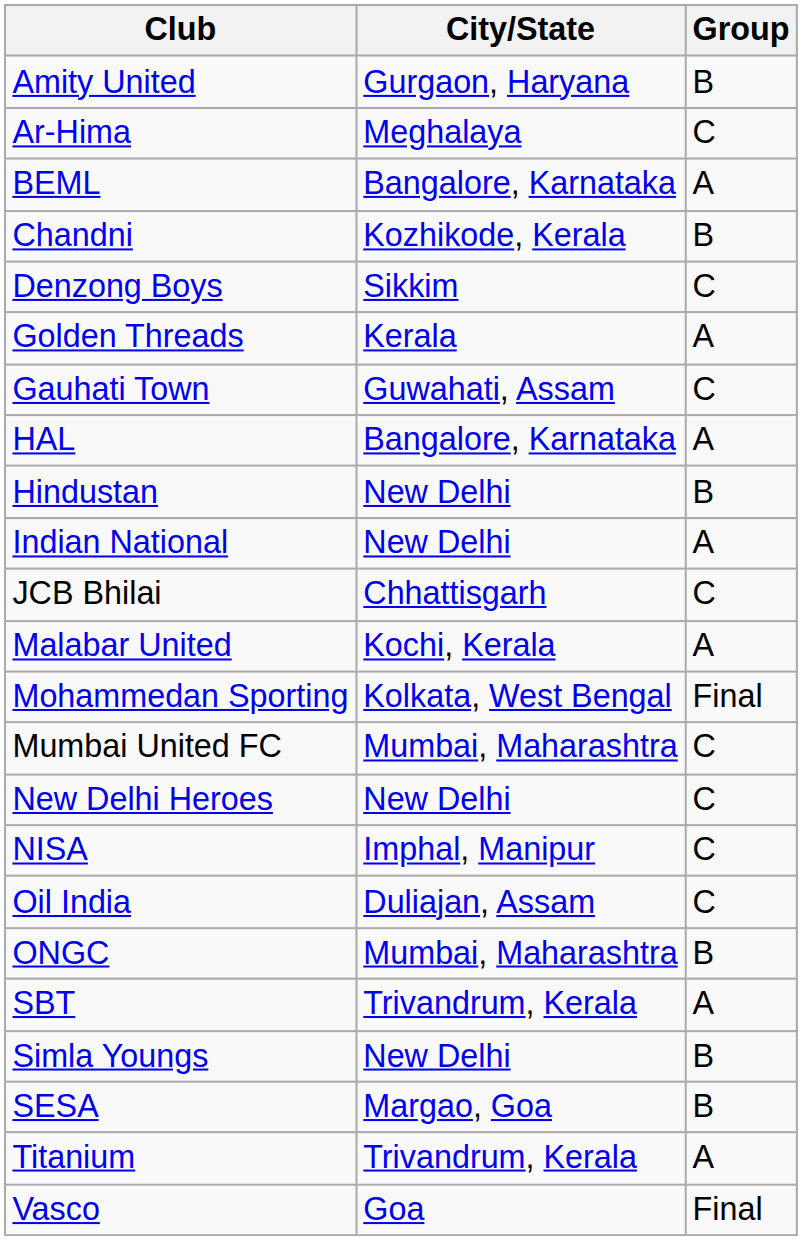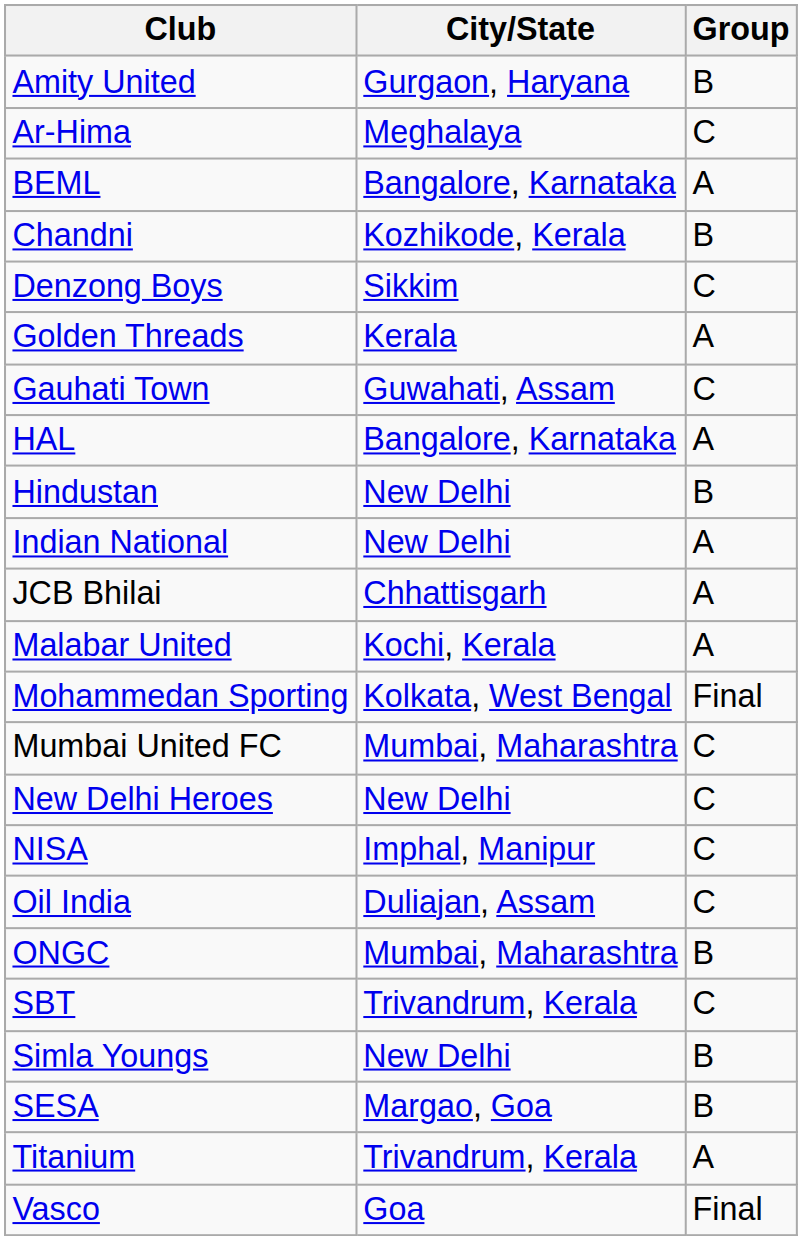(704, 593) C -> (703, 593) A
(703, 1004) A -> (704, 1004) C
